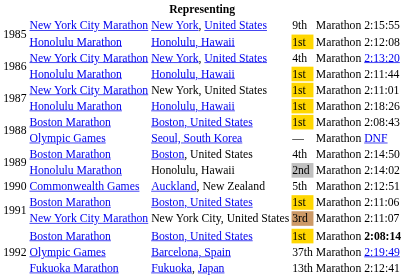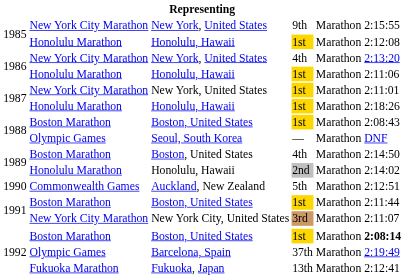(382, 74) 2:11:44 -> (382, 74) 2:11:06
(382, 202) 2:11:06 -> (382, 202) 2:11:44
